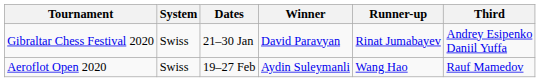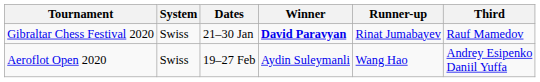(301, 40) normal -> (304, 33) bold
(489, 40) Andrey Esipenko Daniil Yuffa -> (485, 33) Rauf Mamedov
(485, 67) Rauf Mamedov -> (489, 60) Andrey Esipenko Daniil Yuffa
